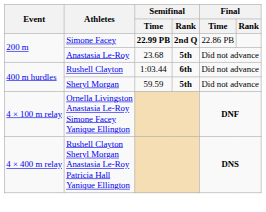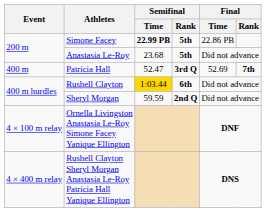(186, 41) 2nd Q -> (186, 41) 5th
+ row: (88, 70)
(153, 70) no background -> (153, 84) gold background
(186, 84) 5th -> (186, 99) 2nd Q
